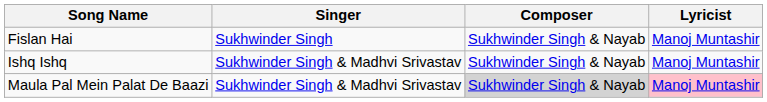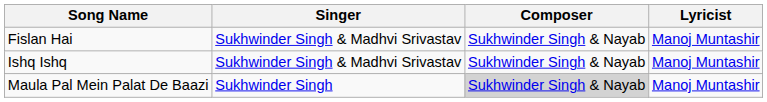(274, 39) Sukhwinder Singh -> (338, 39) Sukhwinder Singh & Madhvi Srivastav
(338, 85) Sukhwinder Singh & Madhvi Srivastav -> (274, 85) Sukhwinder Singh
(706, 85) pink background -> (706, 85) no background
